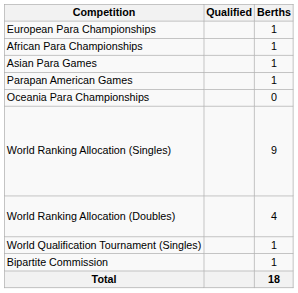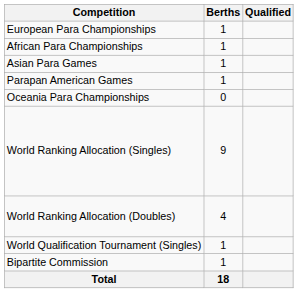columns swapped: (274, 13) <-> (229, 13)
